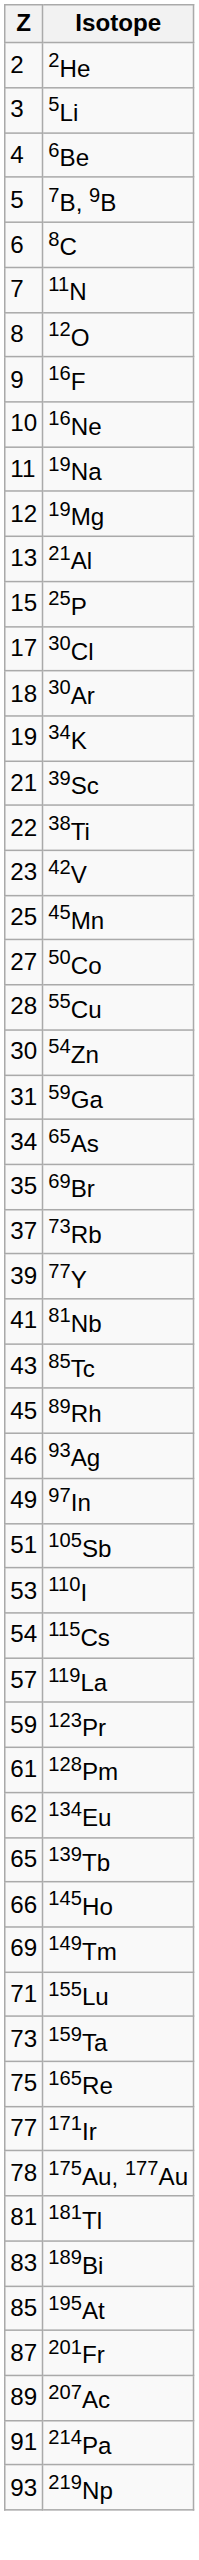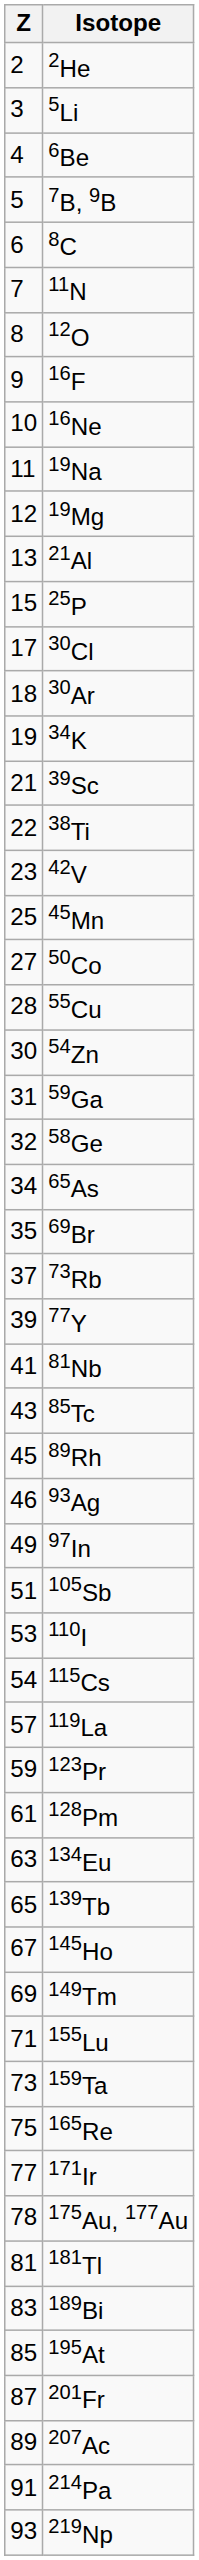+ row: (76, 1141)
(24, 1814) 62 -> (24, 1859) 63
(24, 1904) 66 -> (24, 1949) 67
